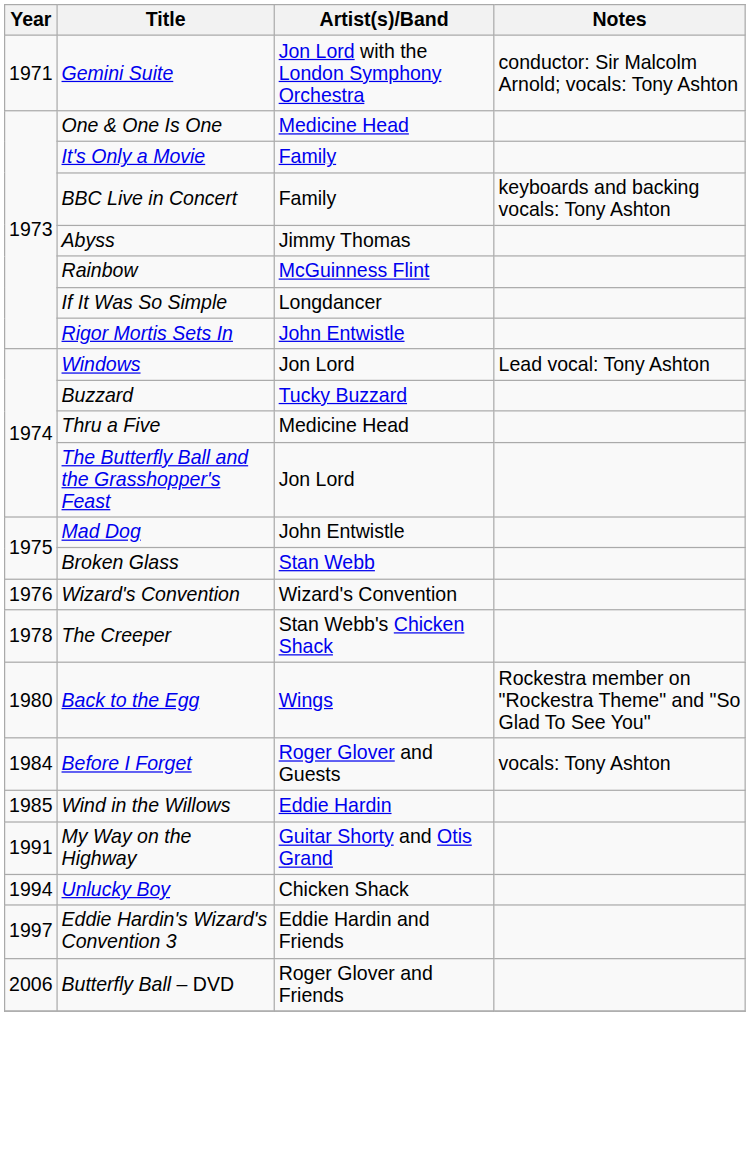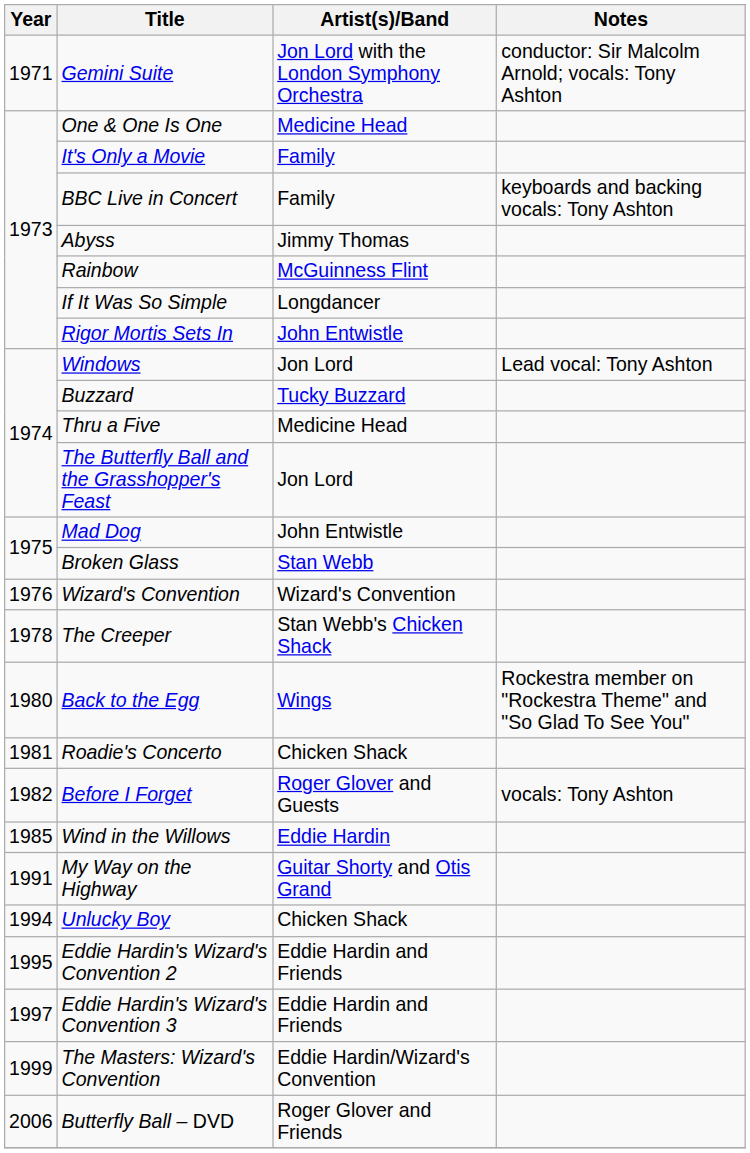+ row: (142, 752)
(31, 763) 1984 -> (31, 794) 1982
+ row: (164, 962)
+ row: (158, 1068)
